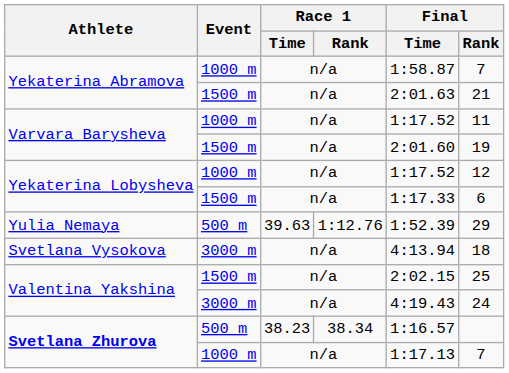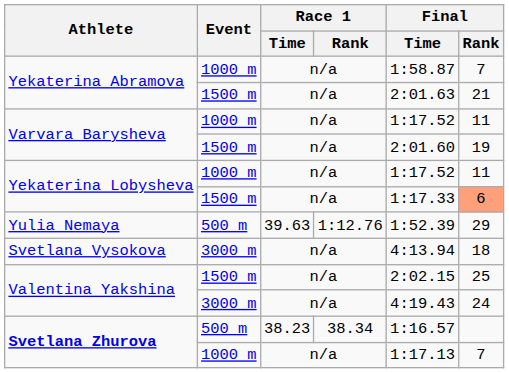(481, 173) 12 -> (481, 173) 11
(481, 199) no background -> (481, 199) lightsalmon background
